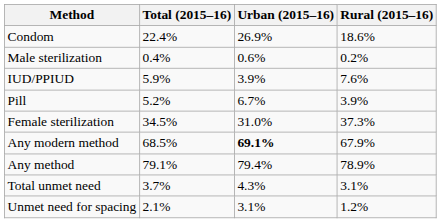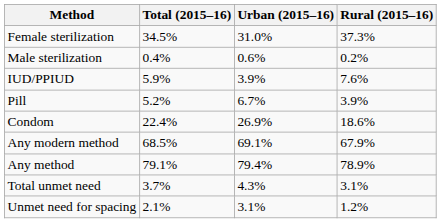rows swapped: (61, 121) <-> (31, 36)
(256, 143) bold -> (255, 143) normal
